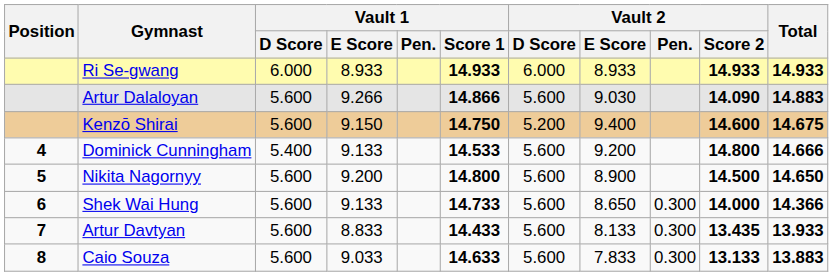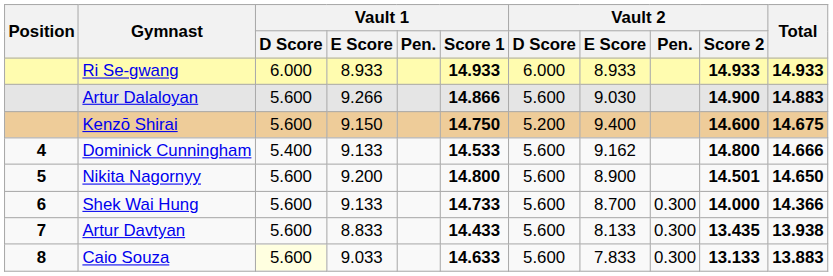(734, 97) 14.090 -> (734, 97) 14.900
(615, 151) 9.200 -> (615, 151) 9.162
(734, 177) 14.500 -> (734, 177) 14.501
(615, 204) 8.650 -> (615, 204) 8.700
(798, 230) 13.933 -> (798, 230) 13.938
(291, 257) no background -> (291, 257) lightyellow background
